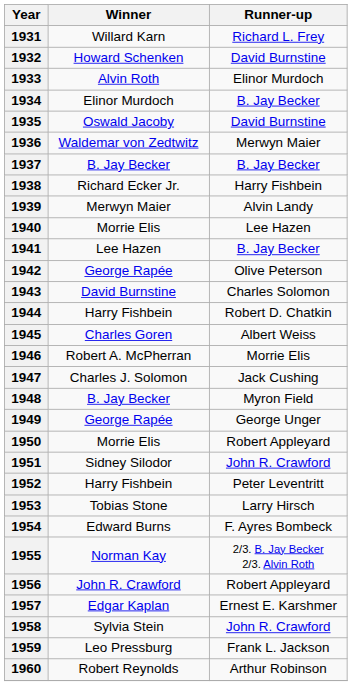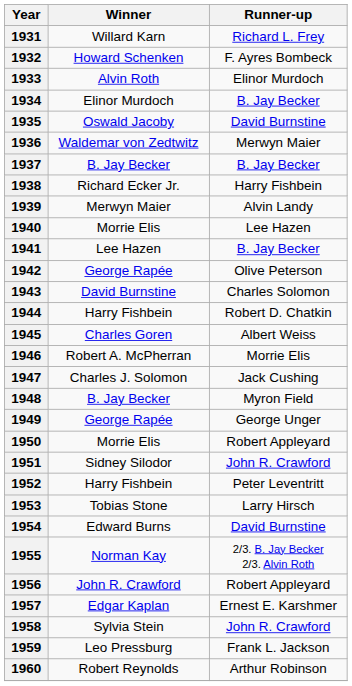(278, 57) David Burnstine -> (278, 57) F. Ayres Bombeck
(278, 526) F. Ayres Bombeck -> (278, 526) David Burnstine
